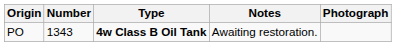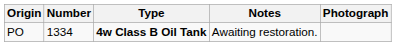(60, 32) 1343 -> (60, 32) 1334
